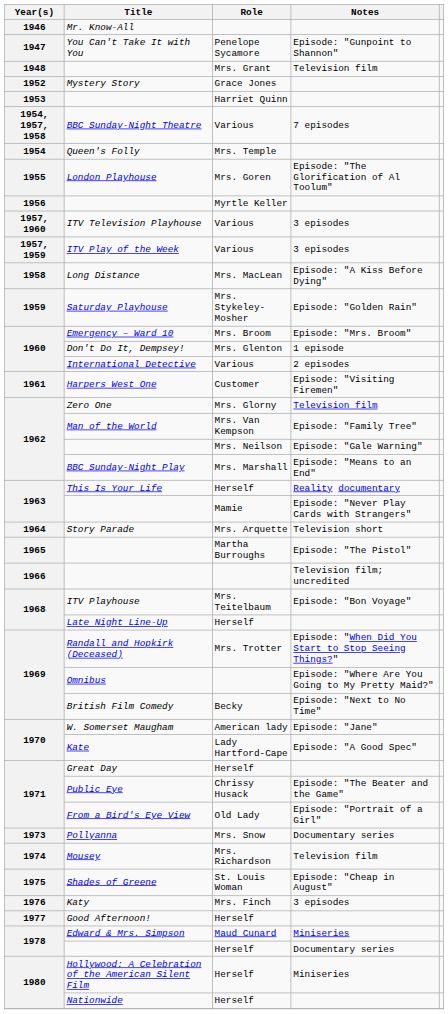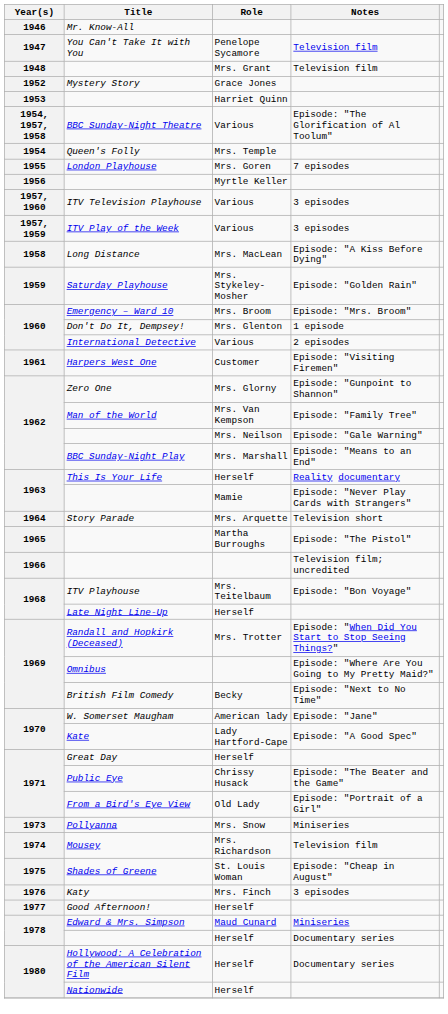(352, 48) Episode: "Gunpoint to Shannon" -> (335, 48) Television film
(321, 125) 7 episodes -> (347, 125) Episode: "The Glorification of Al Toolum"
(347, 177) Episode: "The Glorification of Al Toolum" -> (321, 166) 7 episodes
(335, 405) Television film -> (352, 389) Episode: "Gunpoint to Shannon"
(344, 836) Documentary series -> (321, 825) Miniseries
(321, 975) Miniseries -> (344, 964) Documentary series
